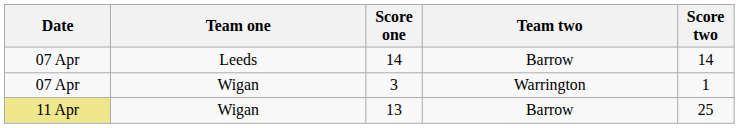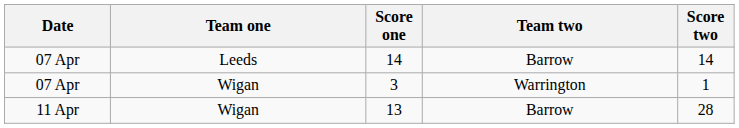(58, 110) khaki background -> (58, 110) no background
(706, 110) 25 -> (706, 110) 28
